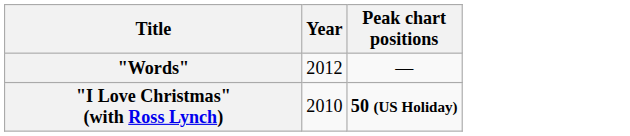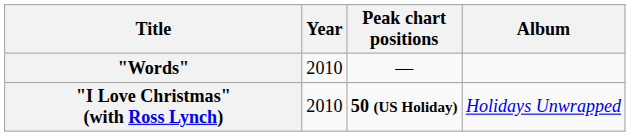+ column: (543, 29)
(324, 67) 2012 -> (324, 67) 2010
